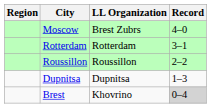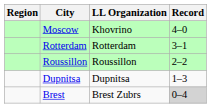(116, 29) Brest Zubrs -> (112, 29) Khovrino
(112, 95) Khovrino -> (116, 95) Brest Zubrs
